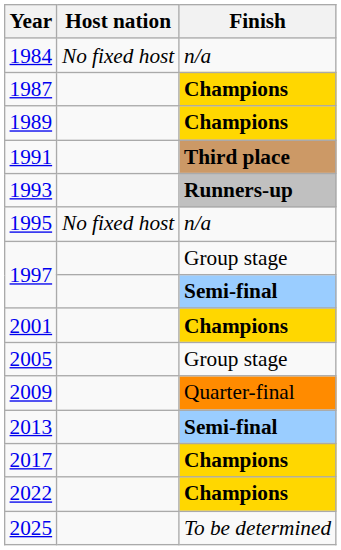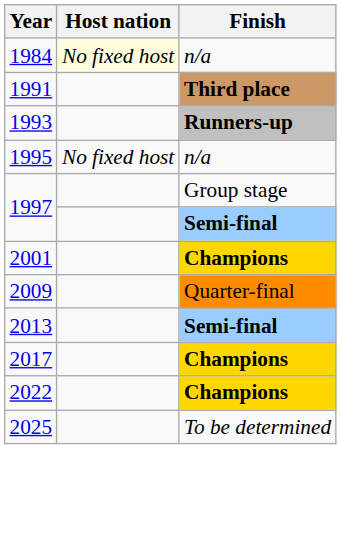(118, 55) no background -> (118, 55) lightyellow background
- row: (31, 88)
- row: (31, 122)
- row: (31, 358)
